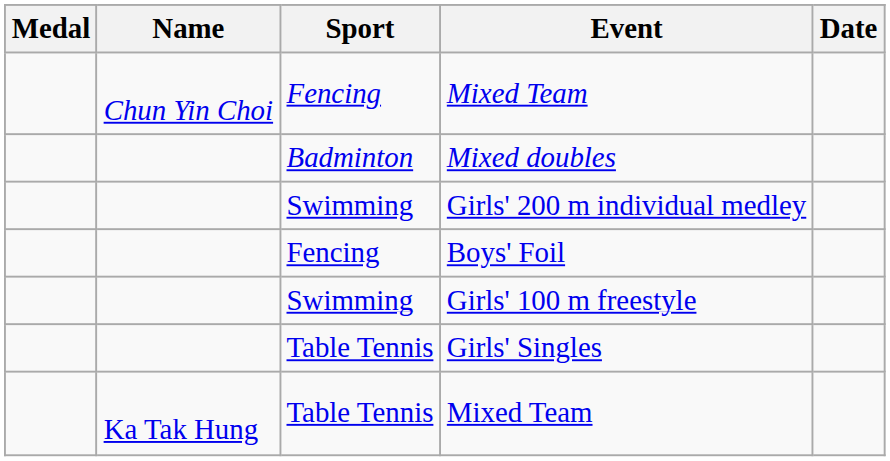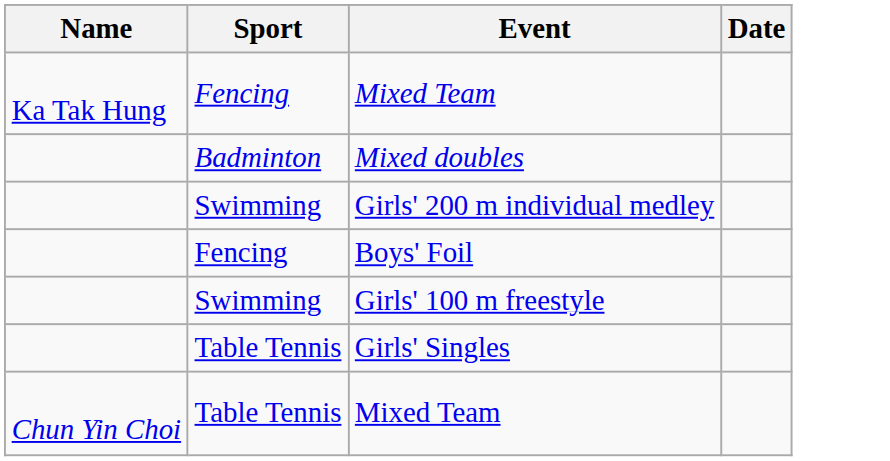- column: (51, 28)
(188, 110) Chun Yin Choi -> (89, 110) Ka Tak Hung
(181, 430) Ka Tak Hung -> (96, 430) Chun Yin Choi
